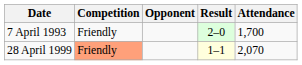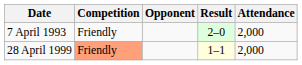(251, 32) 1,700 -> (251, 32) 2,000
(251, 50) 2,070 -> (251, 50) 2,000
